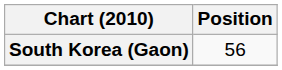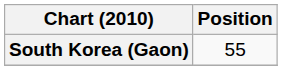(235, 49) 56 -> (235, 49) 55
